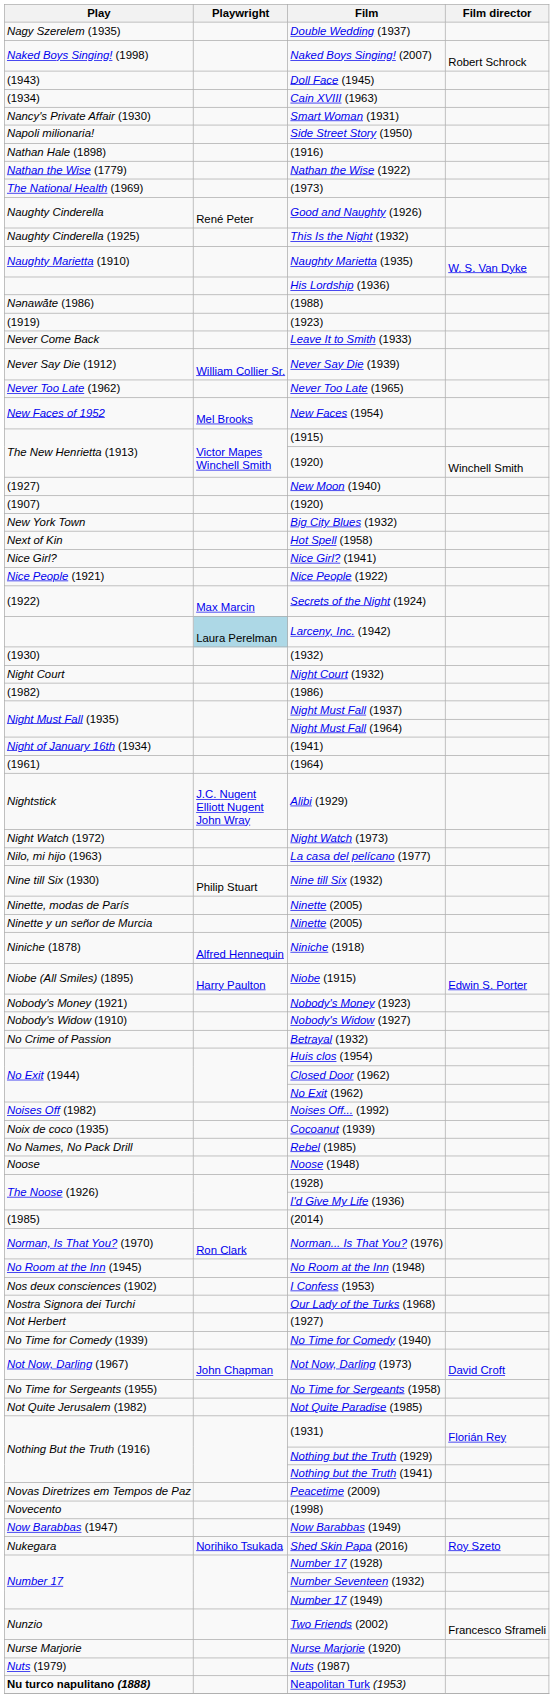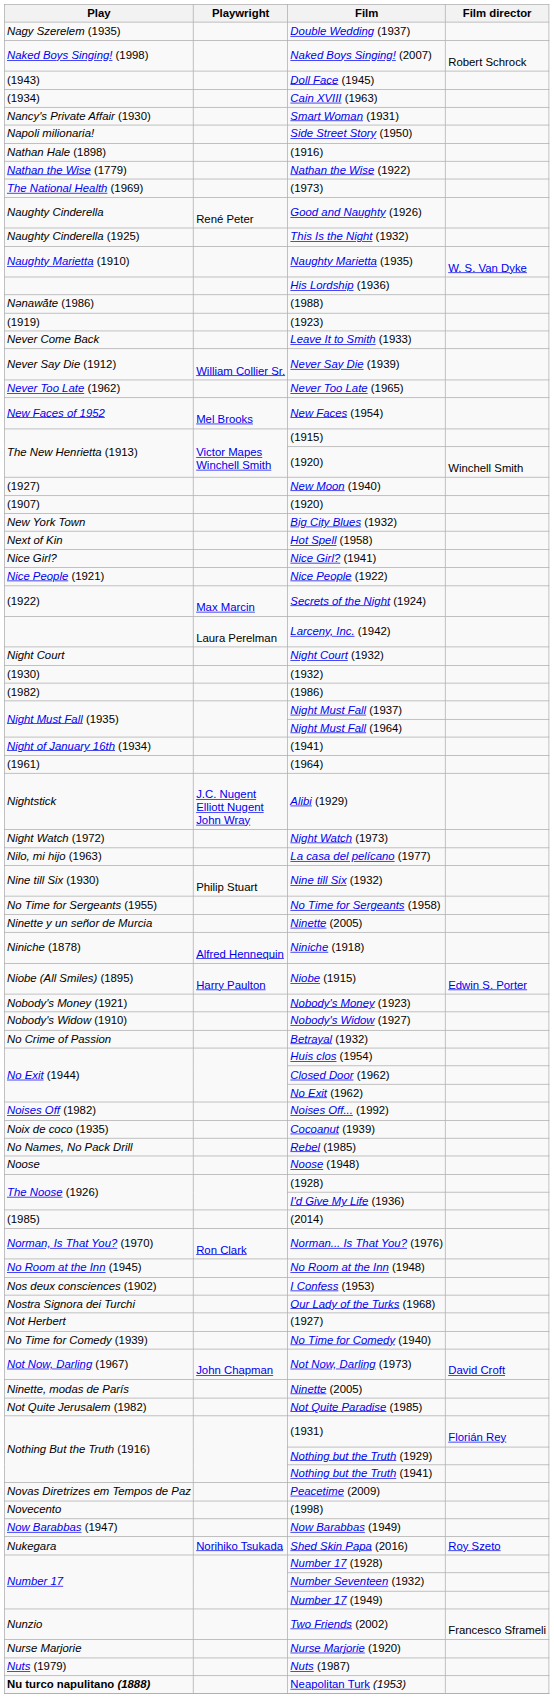(237, 638) lightblue background -> (237, 638) no background
rows swapped: (36, 674) <-> (23, 656)
rows swapped: (68, 905) <-> (82, 1389)
